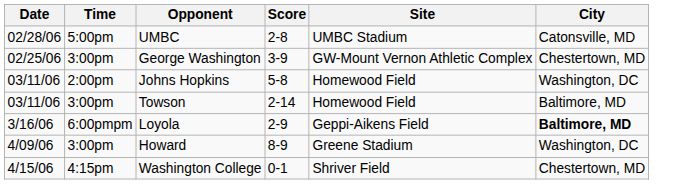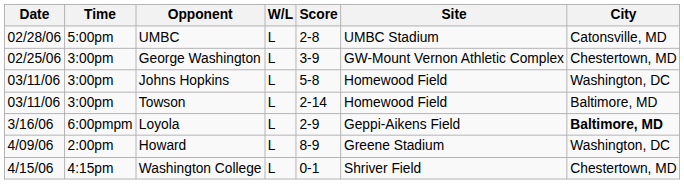+ column: (280, 15)
(90, 80) 2:00pm -> (90, 80) 3:00pm
(90, 146) 3:00pm -> (90, 146) 2:00pm
